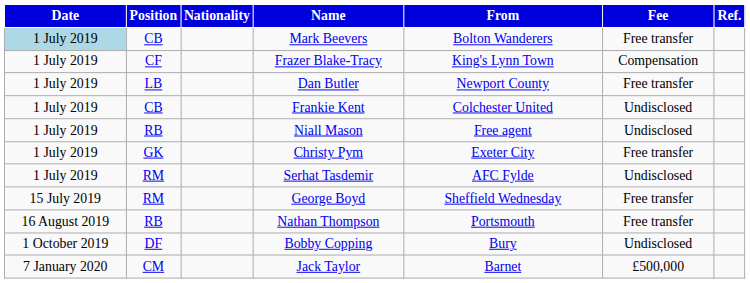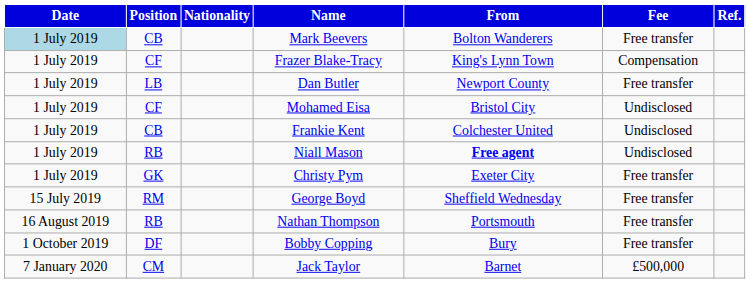+ row: (328, 107)
(503, 130) normal -> (503, 153) bold
- row: (328, 175)
(658, 244) Undisclosed -> (658, 244) Free transfer
